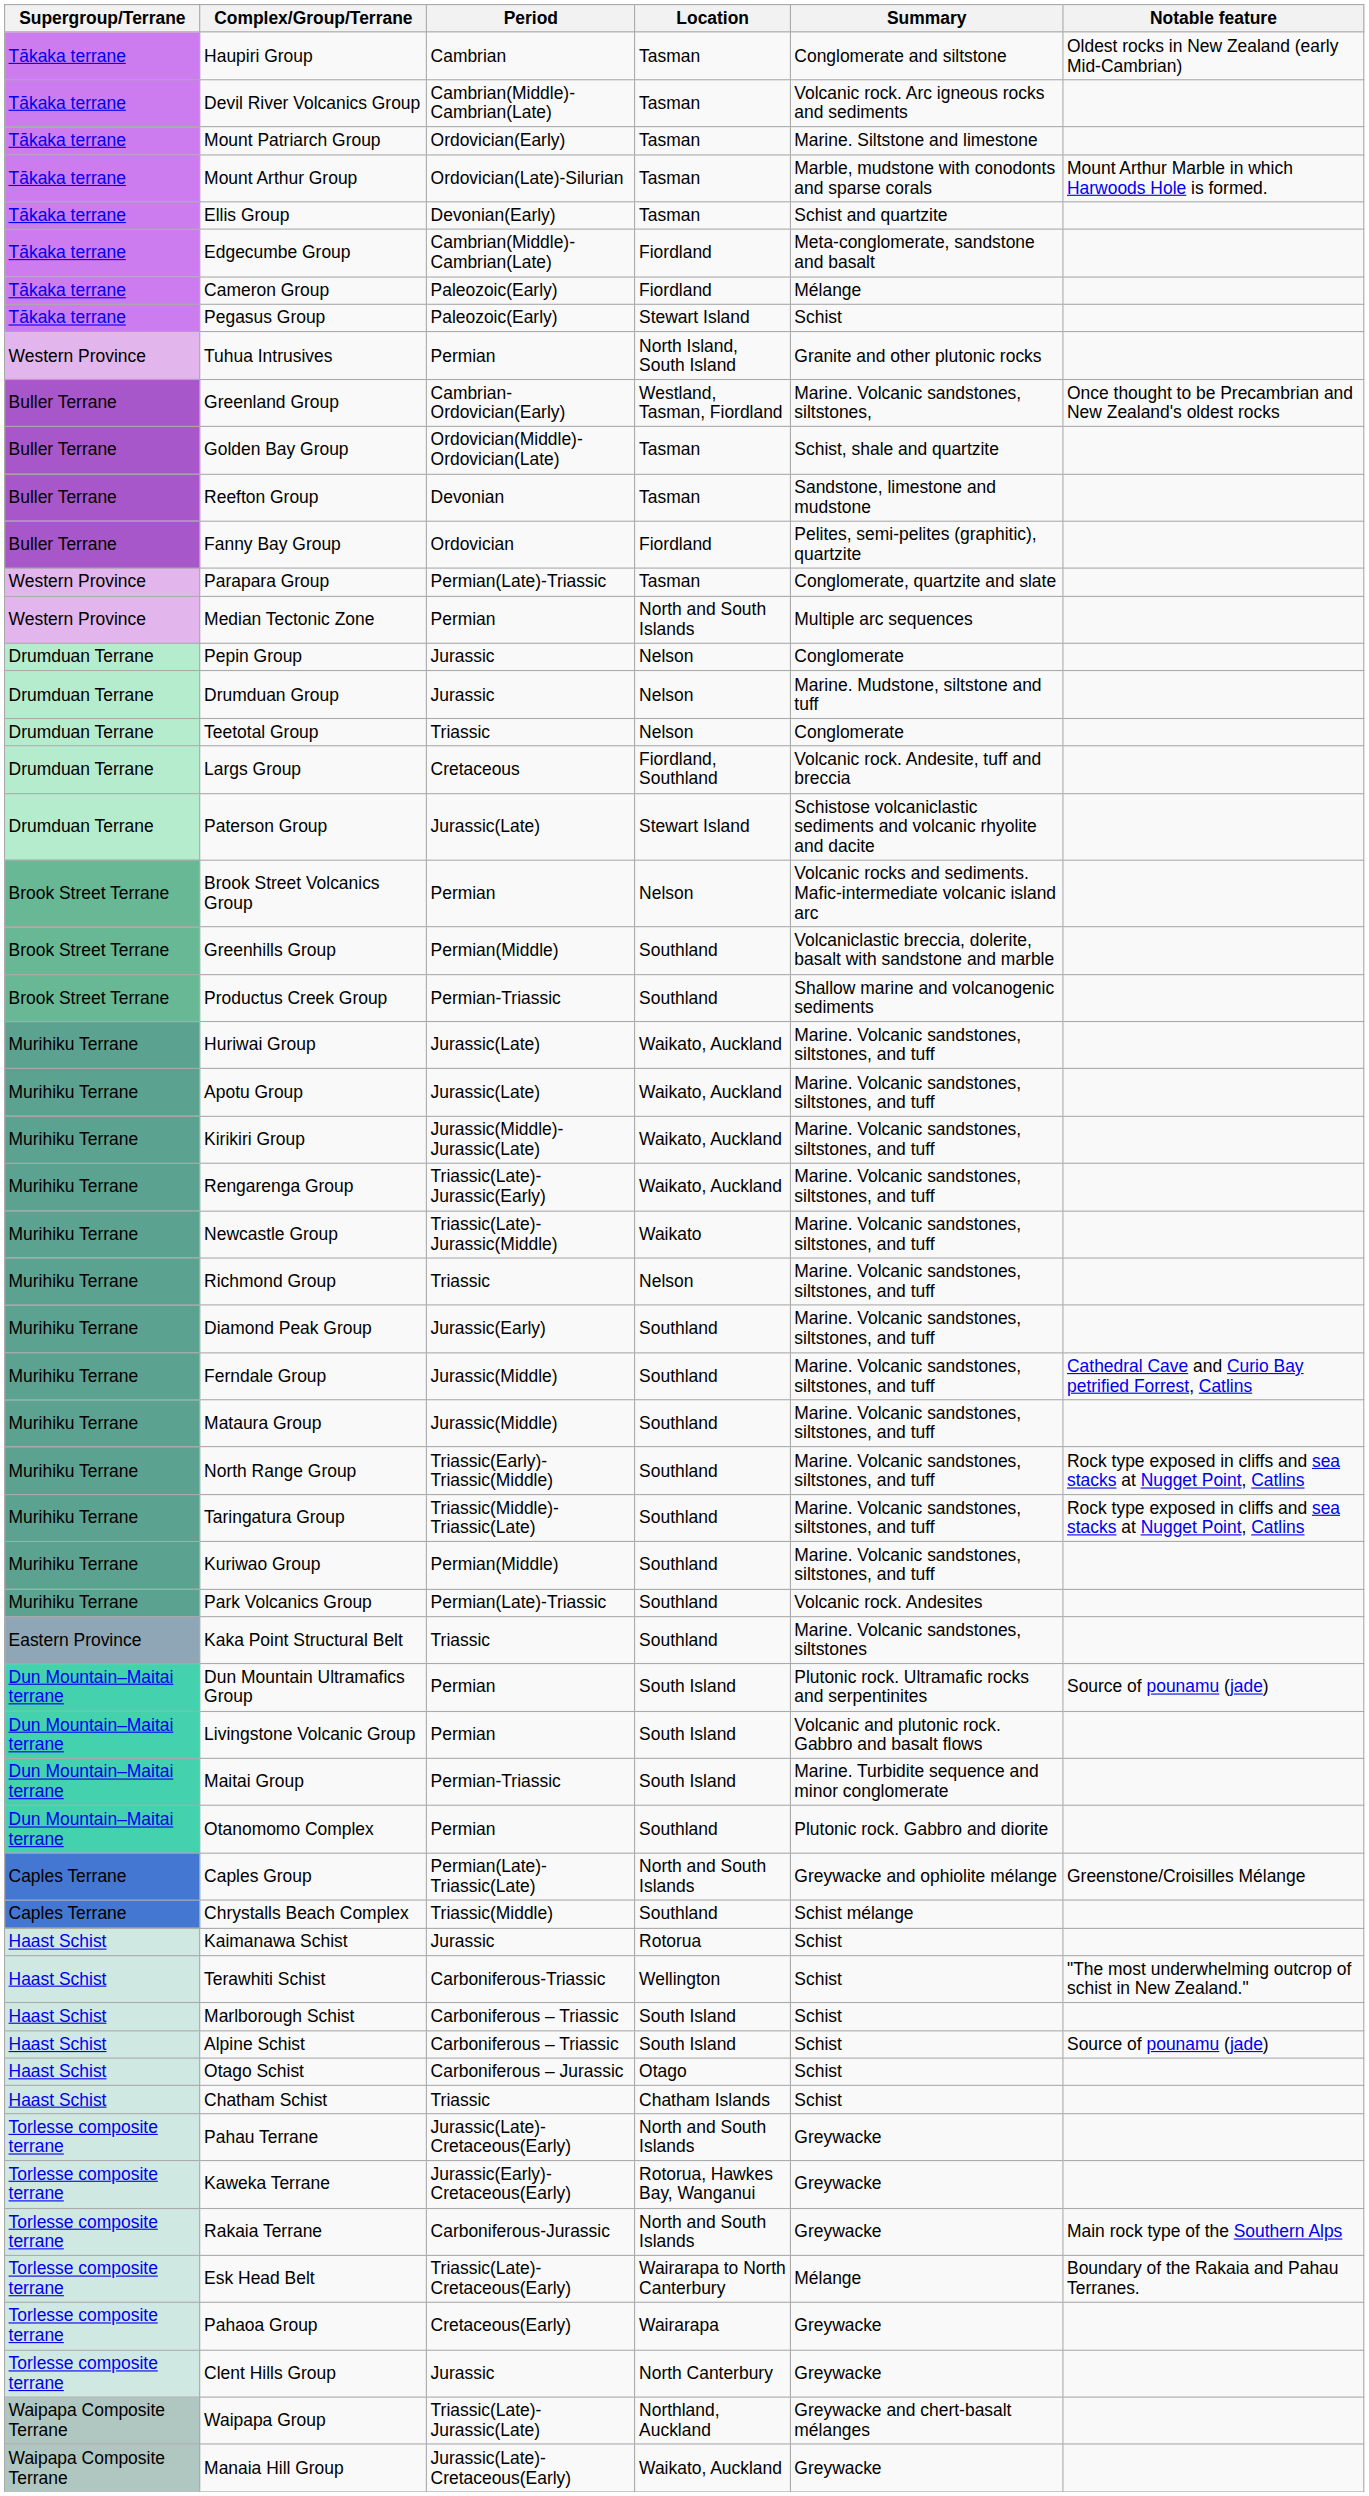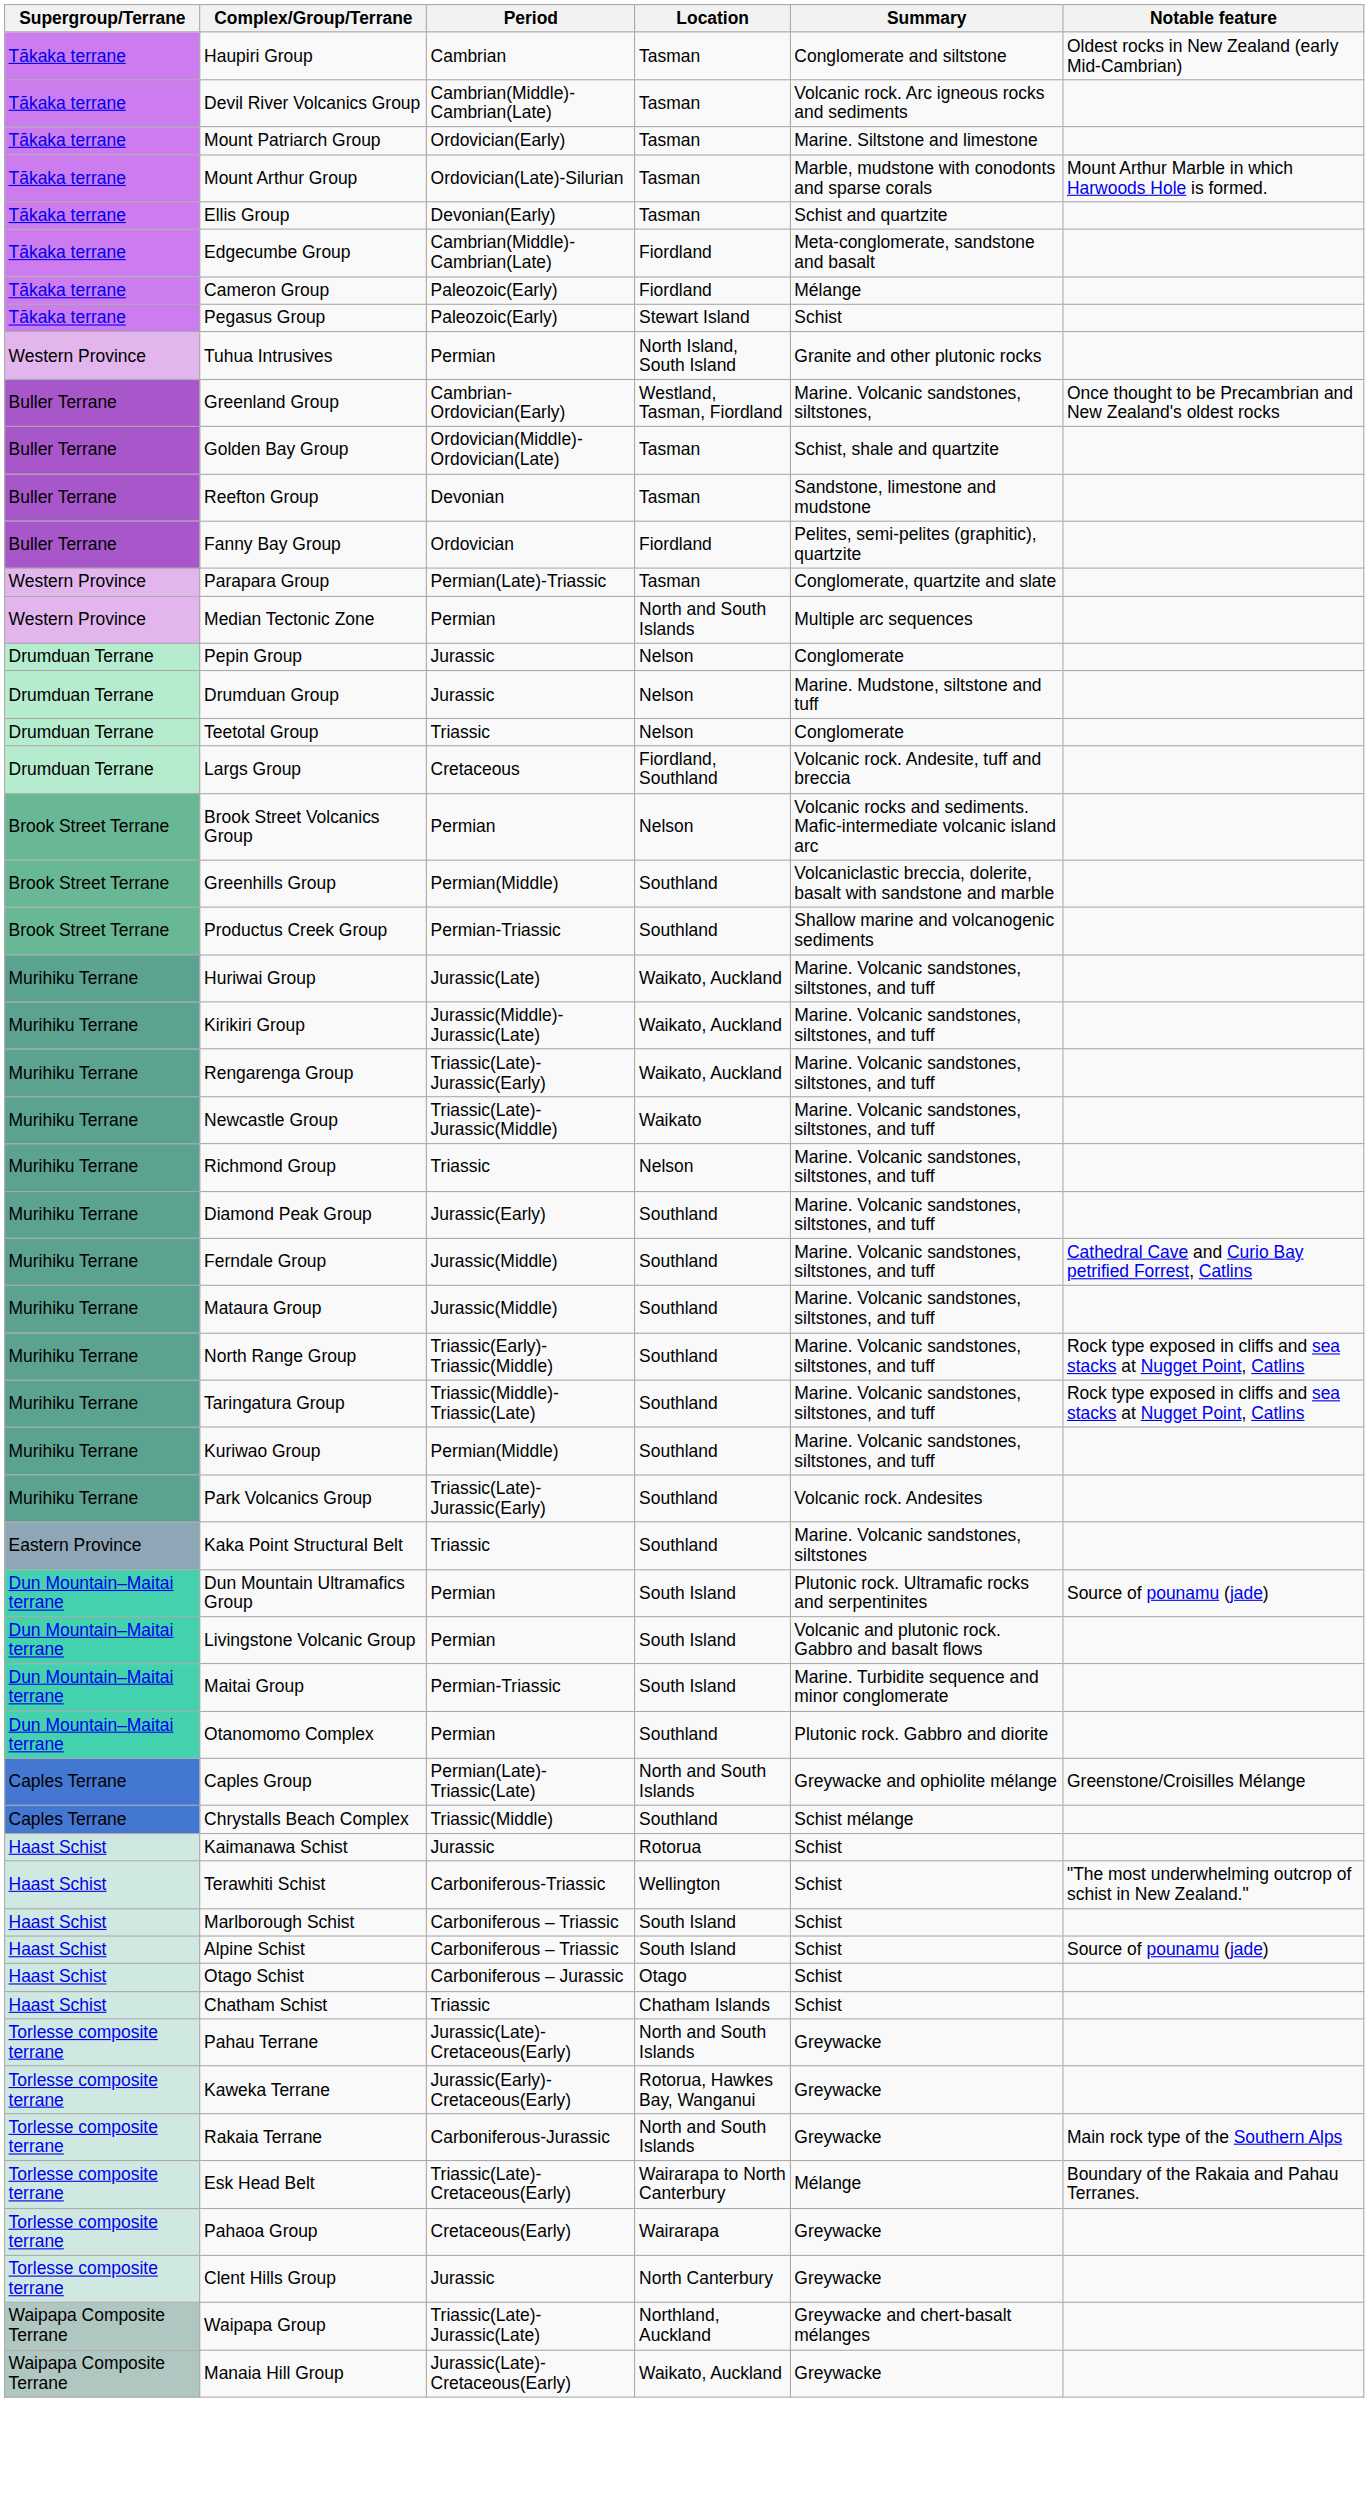- row: (266, 826)
- row: (254, 1092)
(518, 1602) Permian(Late)-Triassic -> (488, 1498) Triassic(Late)-Jurassic(Early)
